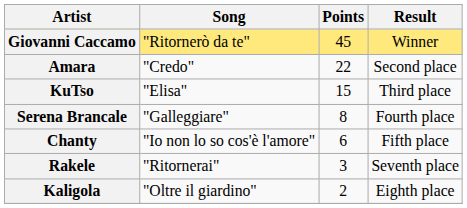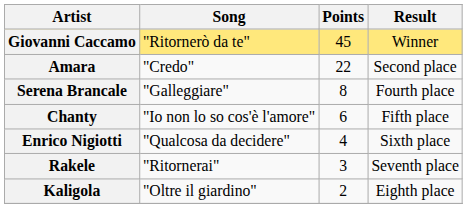- row: (72, 91)
+ row: (72, 141)
